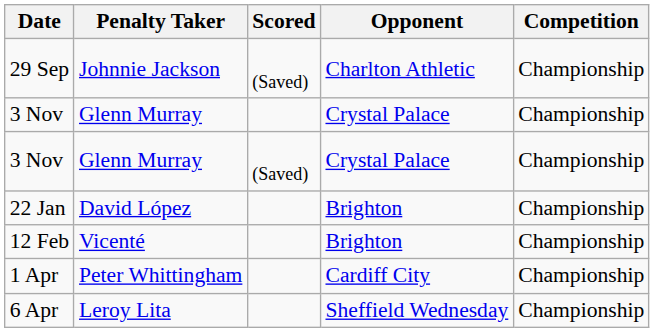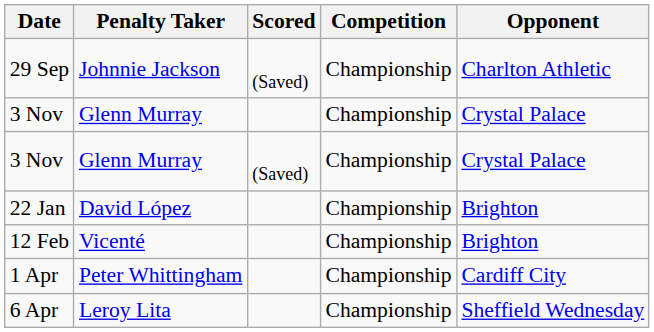columns swapped: (417, 21) <-> (581, 21)
